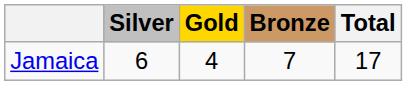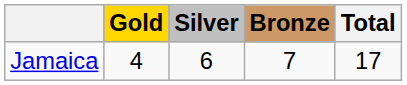columns swapped: (212, 23) <-> (142, 23)
